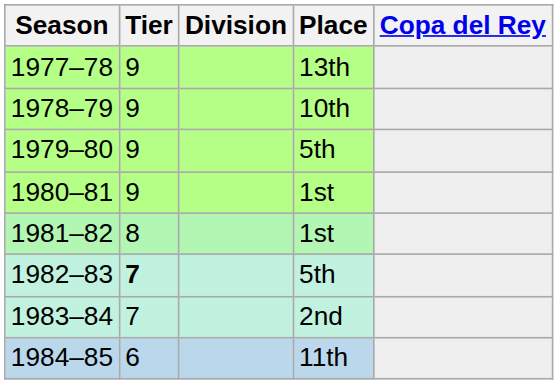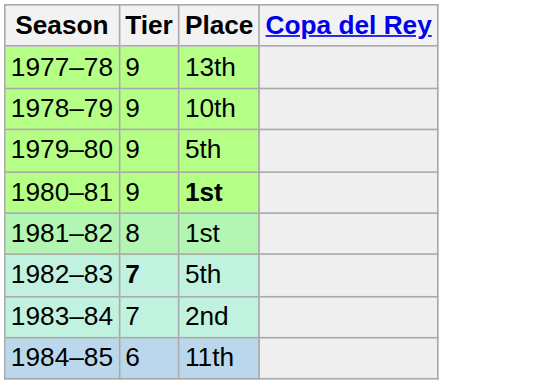- column: (236, 25)
(317, 191) normal -> (204, 191) bold
